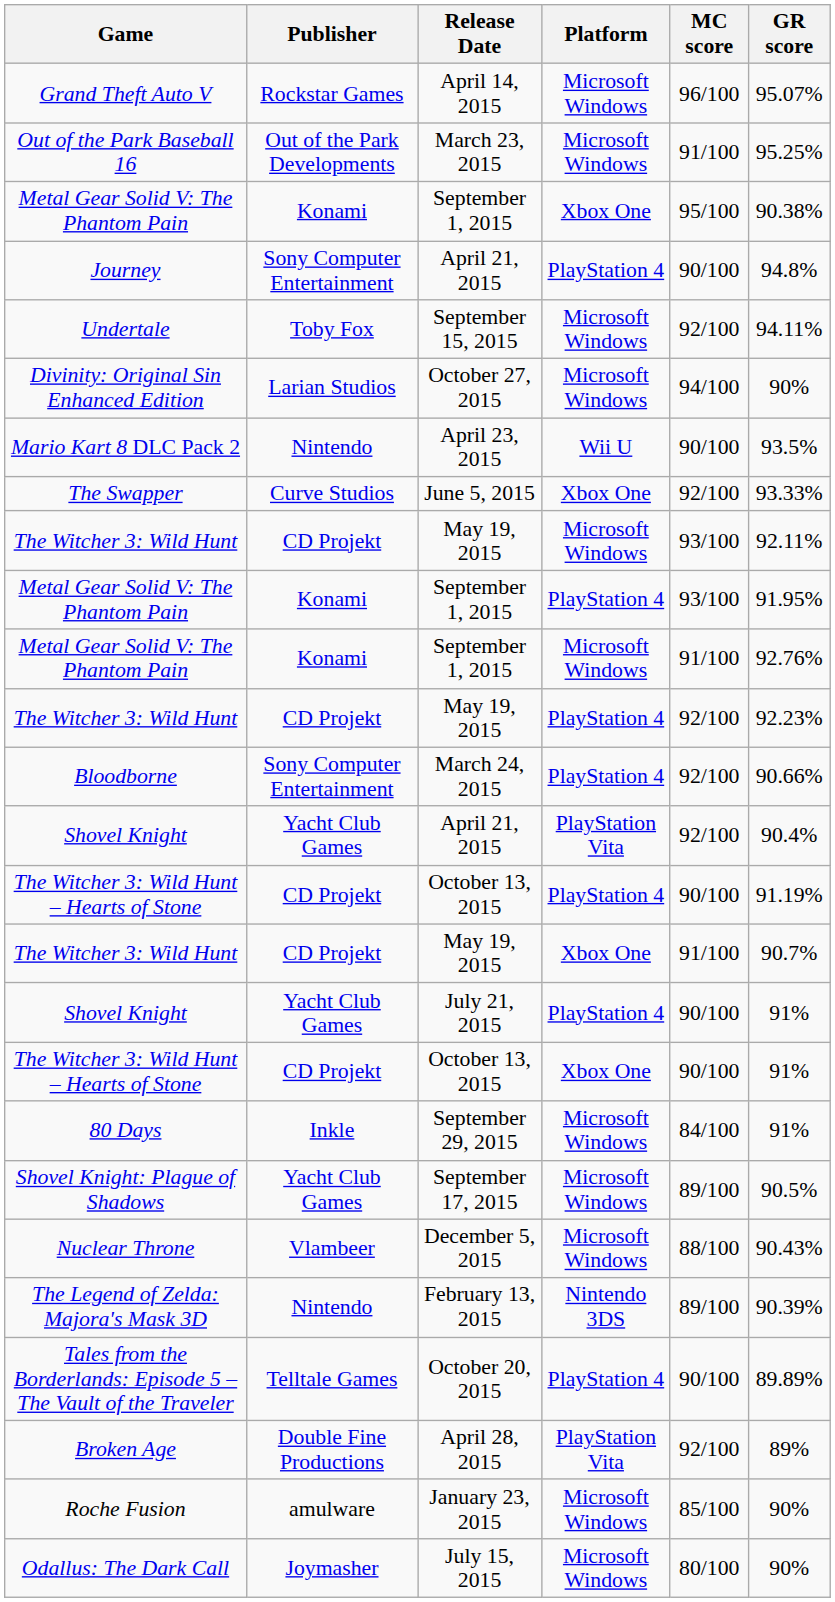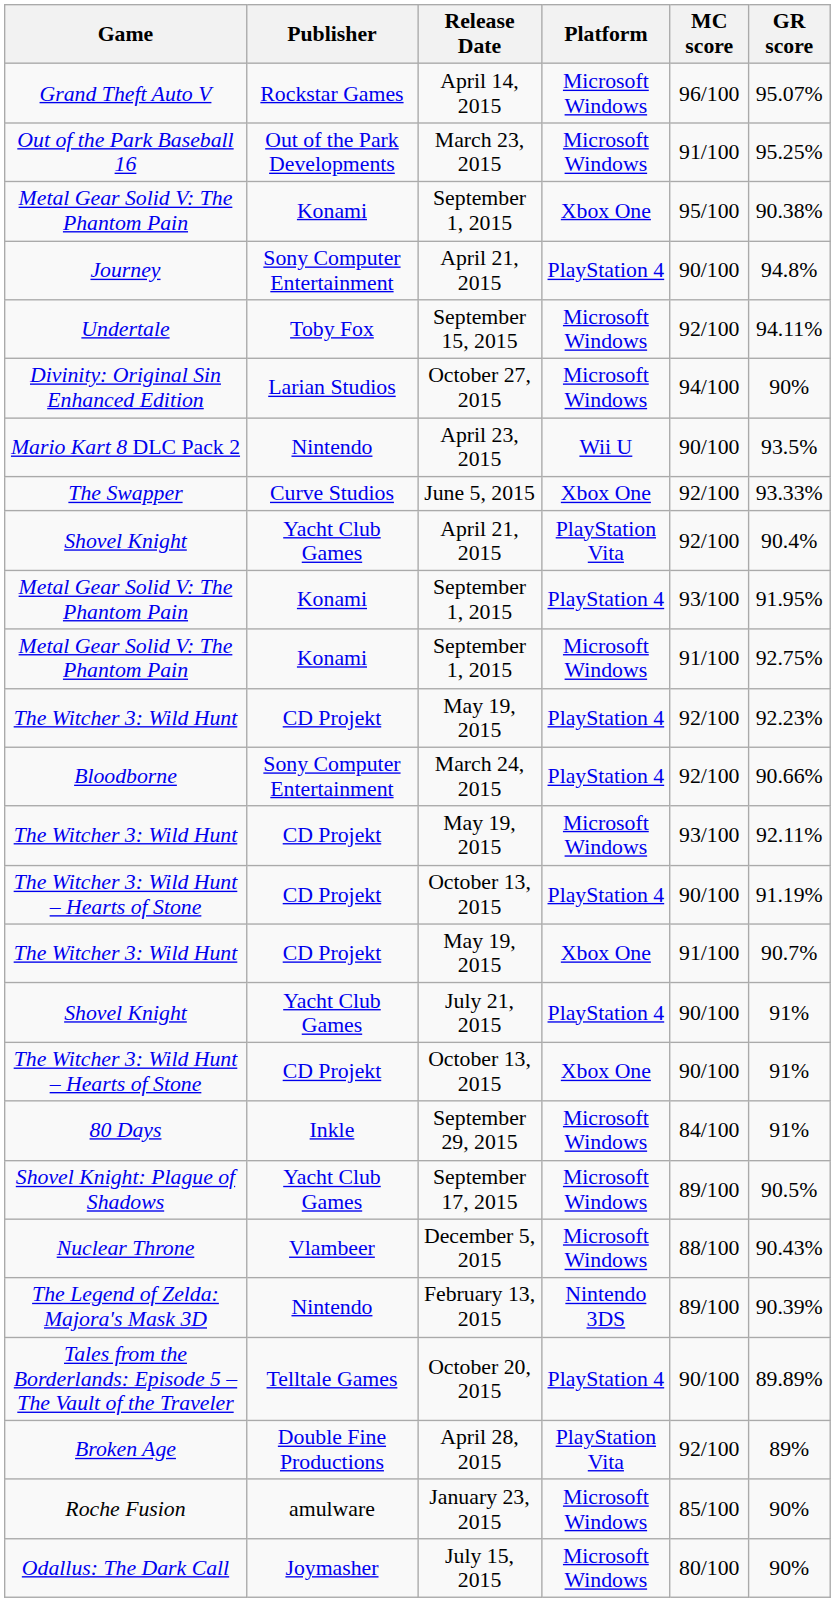rows swapped: (125, 540) <-> (125, 835)
(789, 658) 92.76% -> (789, 658) 92.75%
